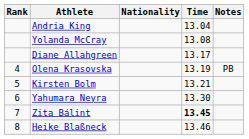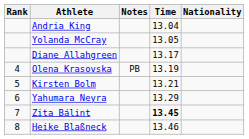columns swapped: (151, 12) <-> (228, 12)
(197, 40) 13.08 -> (165, 40) 13.05
(197, 98) 13.30 -> (165, 98) 13.29
